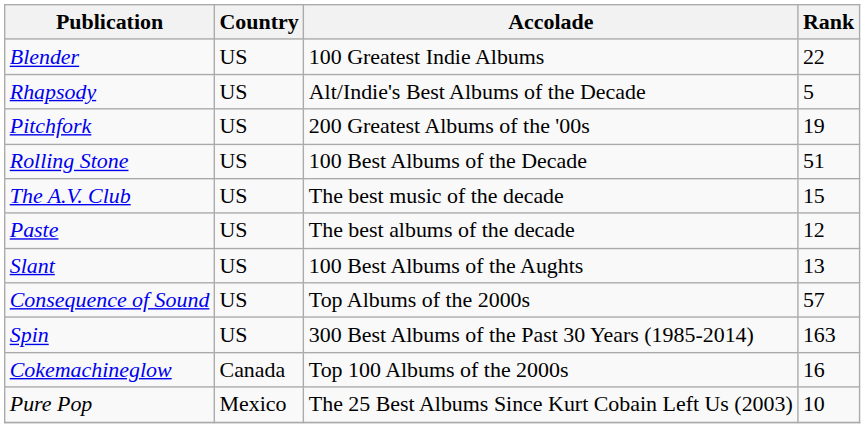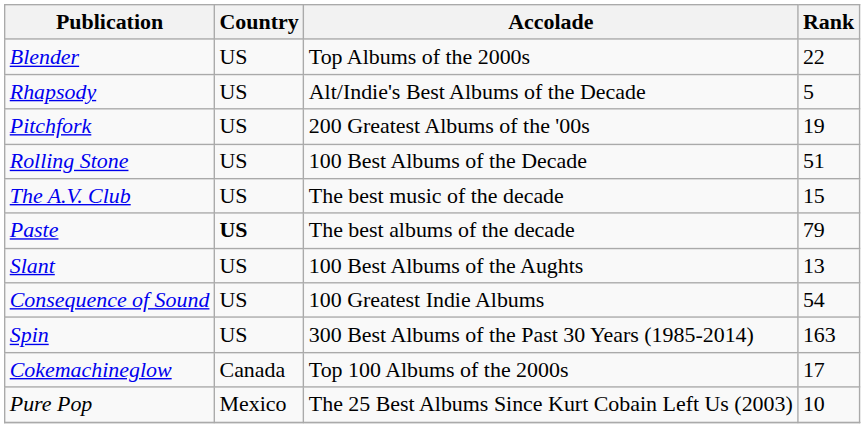(427, 56) 100 Greatest Indie Albums -> (419, 56) Top Albums of the 2000s
(234, 230) normal -> (234, 230) bold
(814, 230) 12 -> (814, 230) 79
(419, 299) Top Albums of the 2000s -> (427, 299) 100 Greatest Indie Albums
(814, 299) 57 -> (814, 299) 54
(814, 369) 16 -> (814, 369) 17
